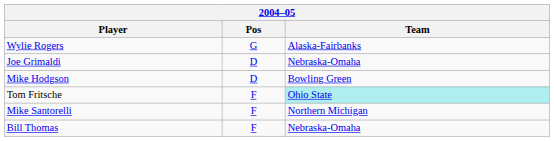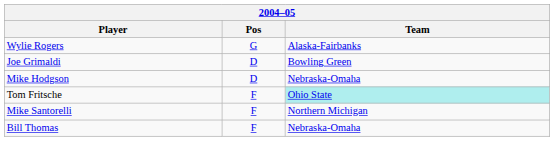(324, 62) Nebraska-Omaha -> (320, 62) Bowling Green
(320, 78) Bowling Green -> (324, 78) Nebraska-Omaha
